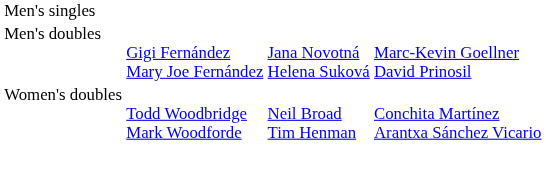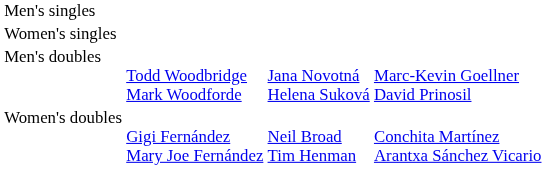+ row: (60, 33)
(195, 62) Gigi Fernández Mary Joe Fernández -> (187, 85) Todd Woodbridge Mark Woodforde
(187, 122) Todd Woodbridge Mark Woodforde -> (195, 146) Gigi Fernández Mary Joe Fernández
